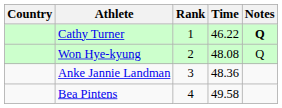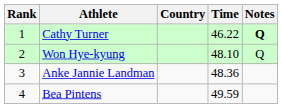columns swapped: (191, 14) <-> (30, 14)
(225, 53) 48.08 -> (225, 53) 48.10
(225, 93) 49.58 -> (225, 93) 49.59
